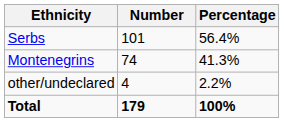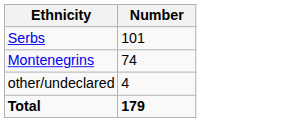- column: (237, 15)
